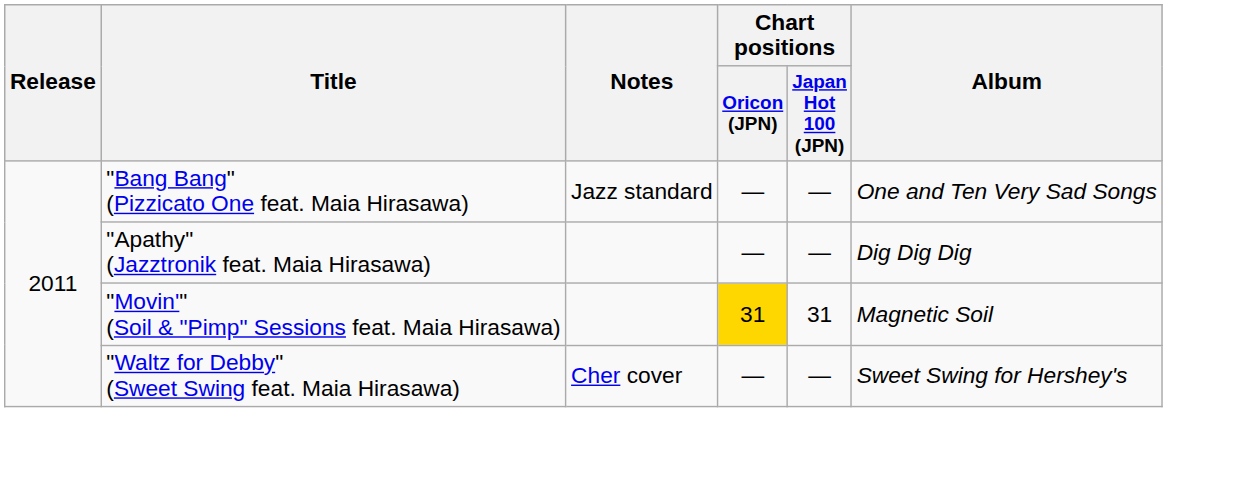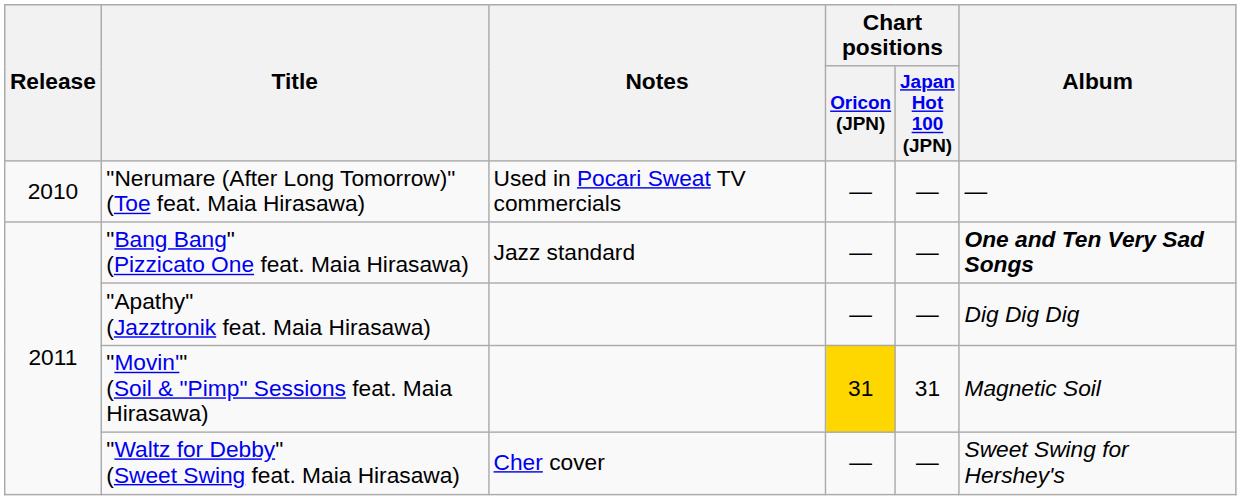+ row: (281, 191)
(1007, 191) normal -> (1084, 252) bold
